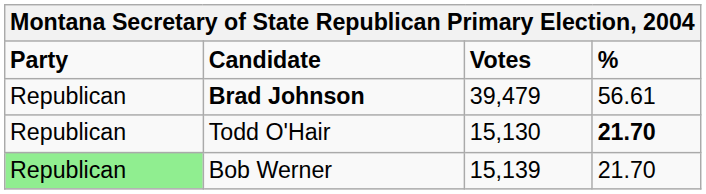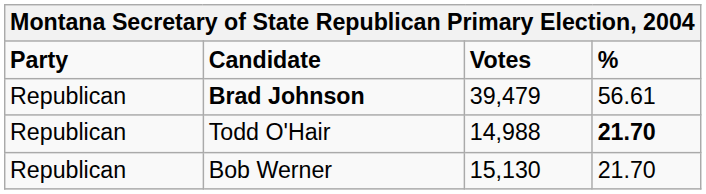(505, 133) 15,130 -> (505, 133) 14,988
(68, 170) lightgreen background -> (68, 170) no background
(505, 170) 15,139 -> (505, 170) 15,130
